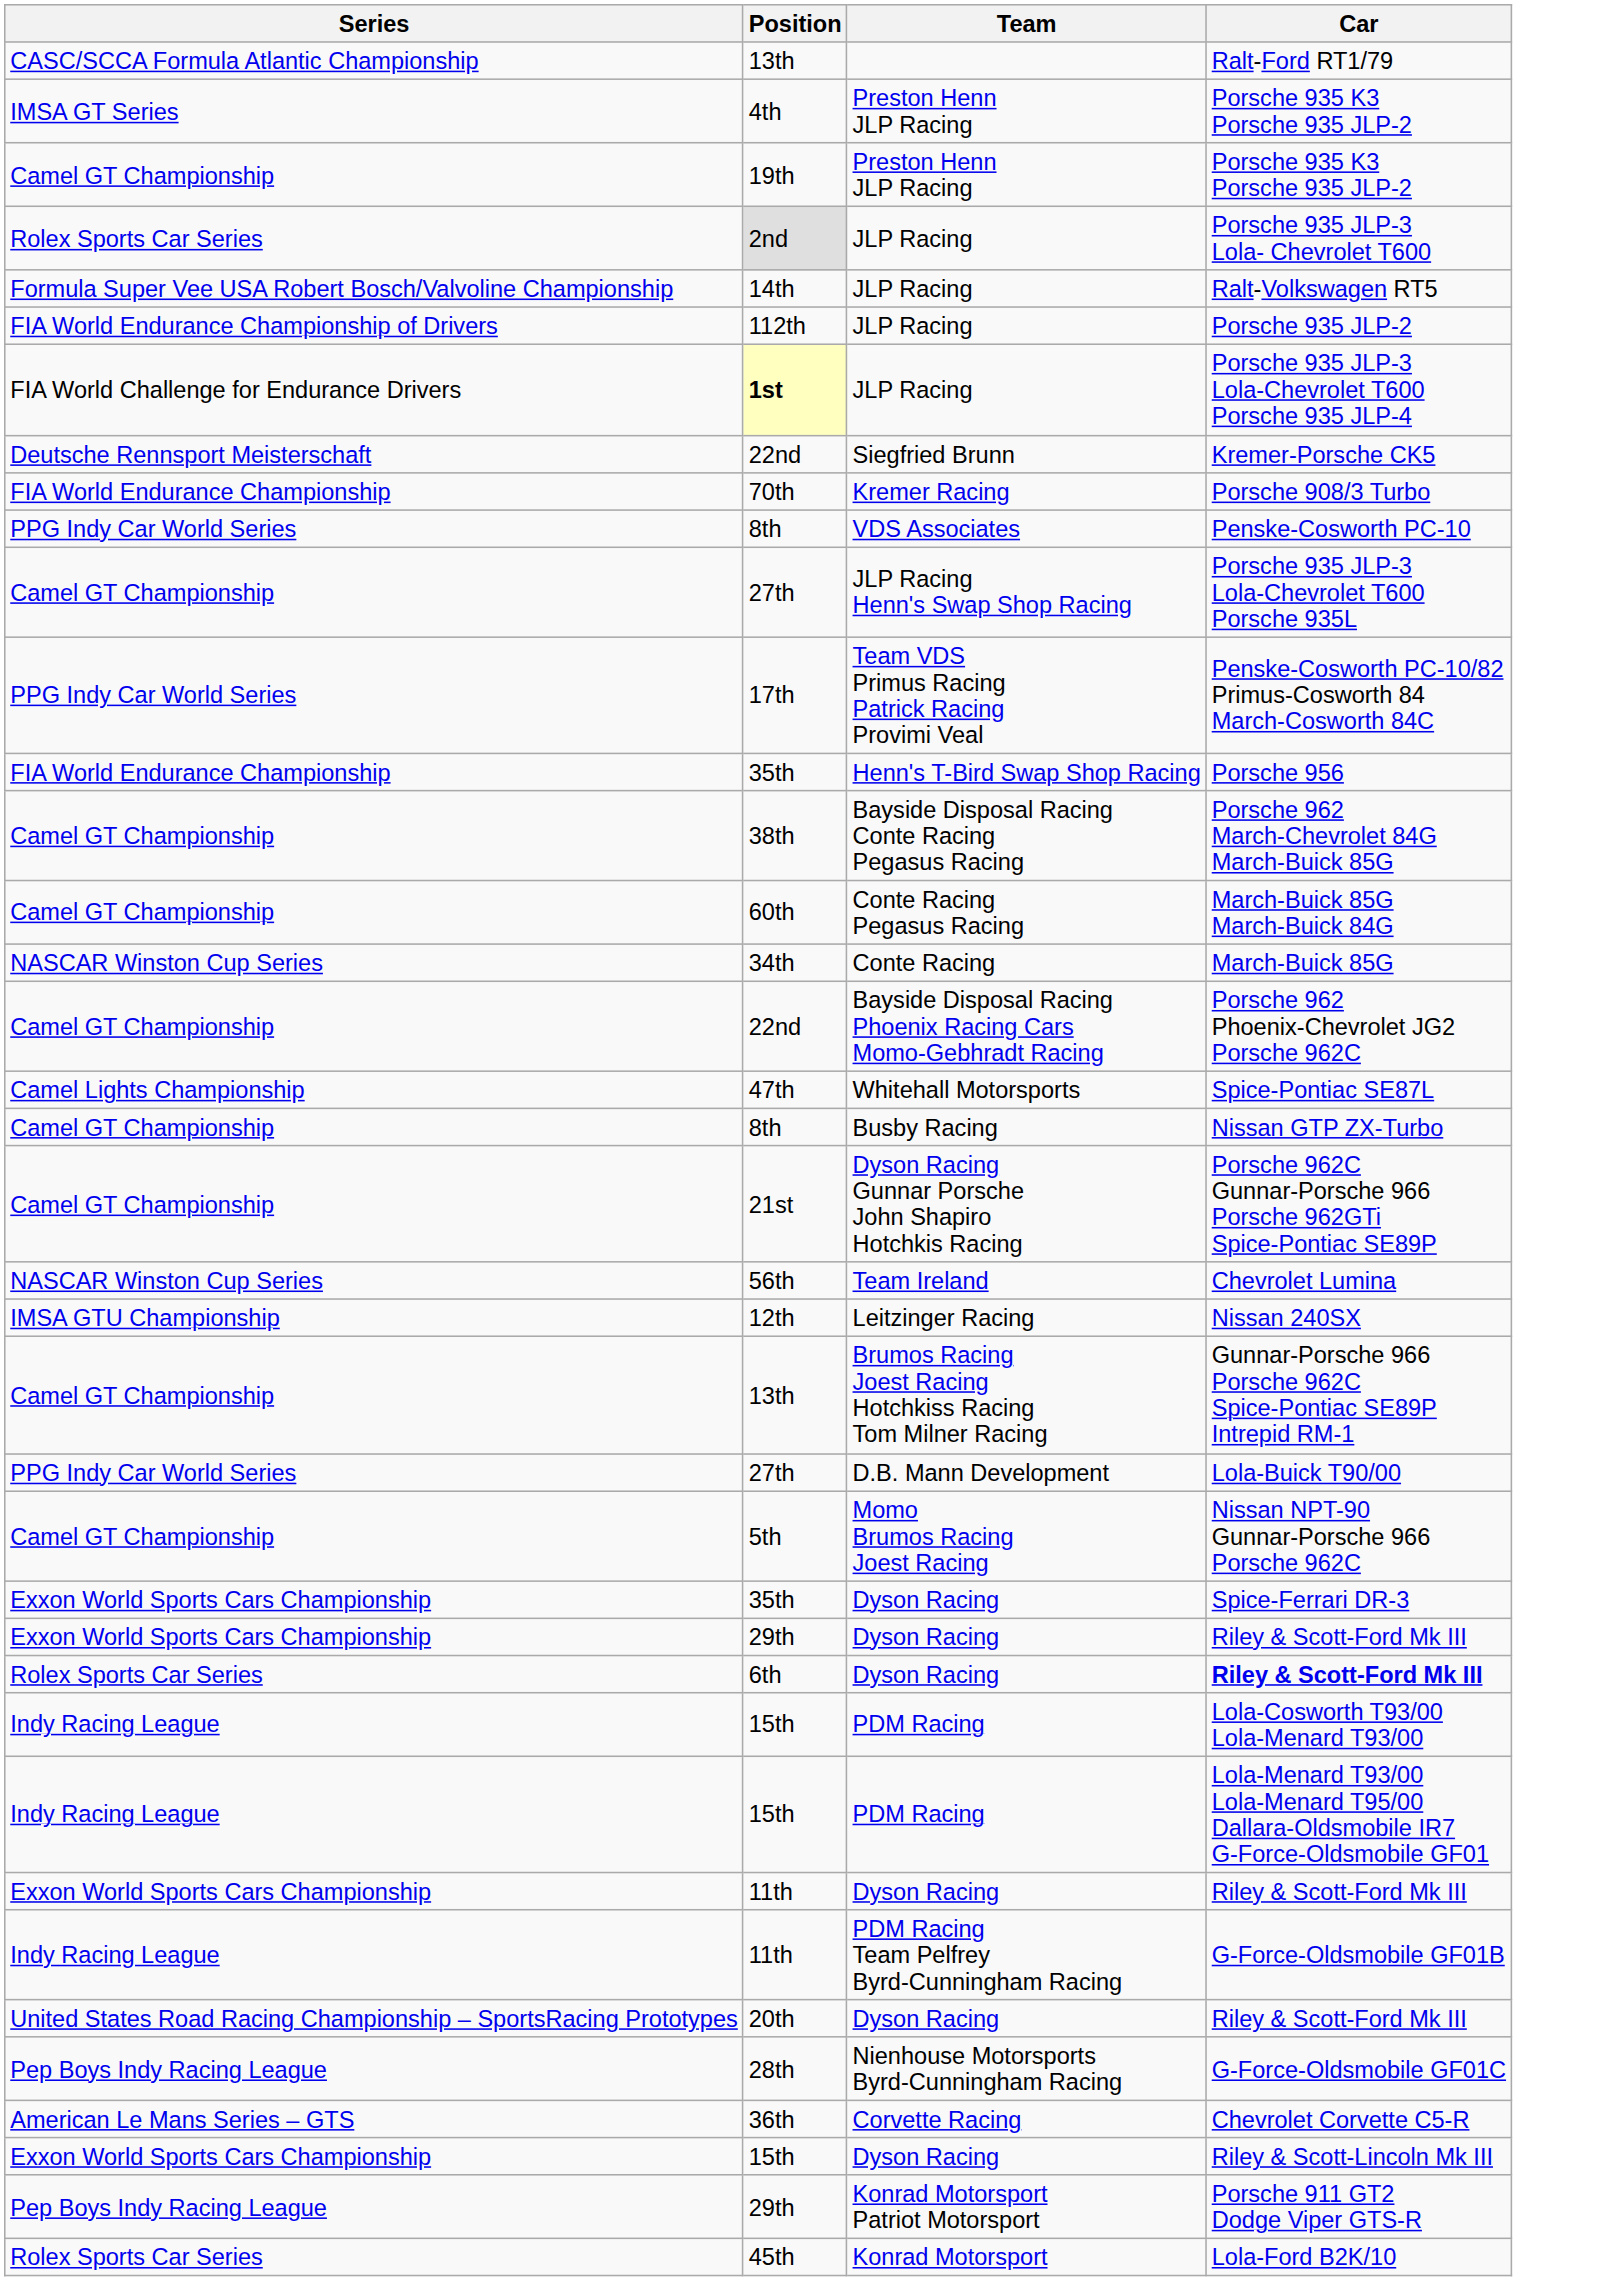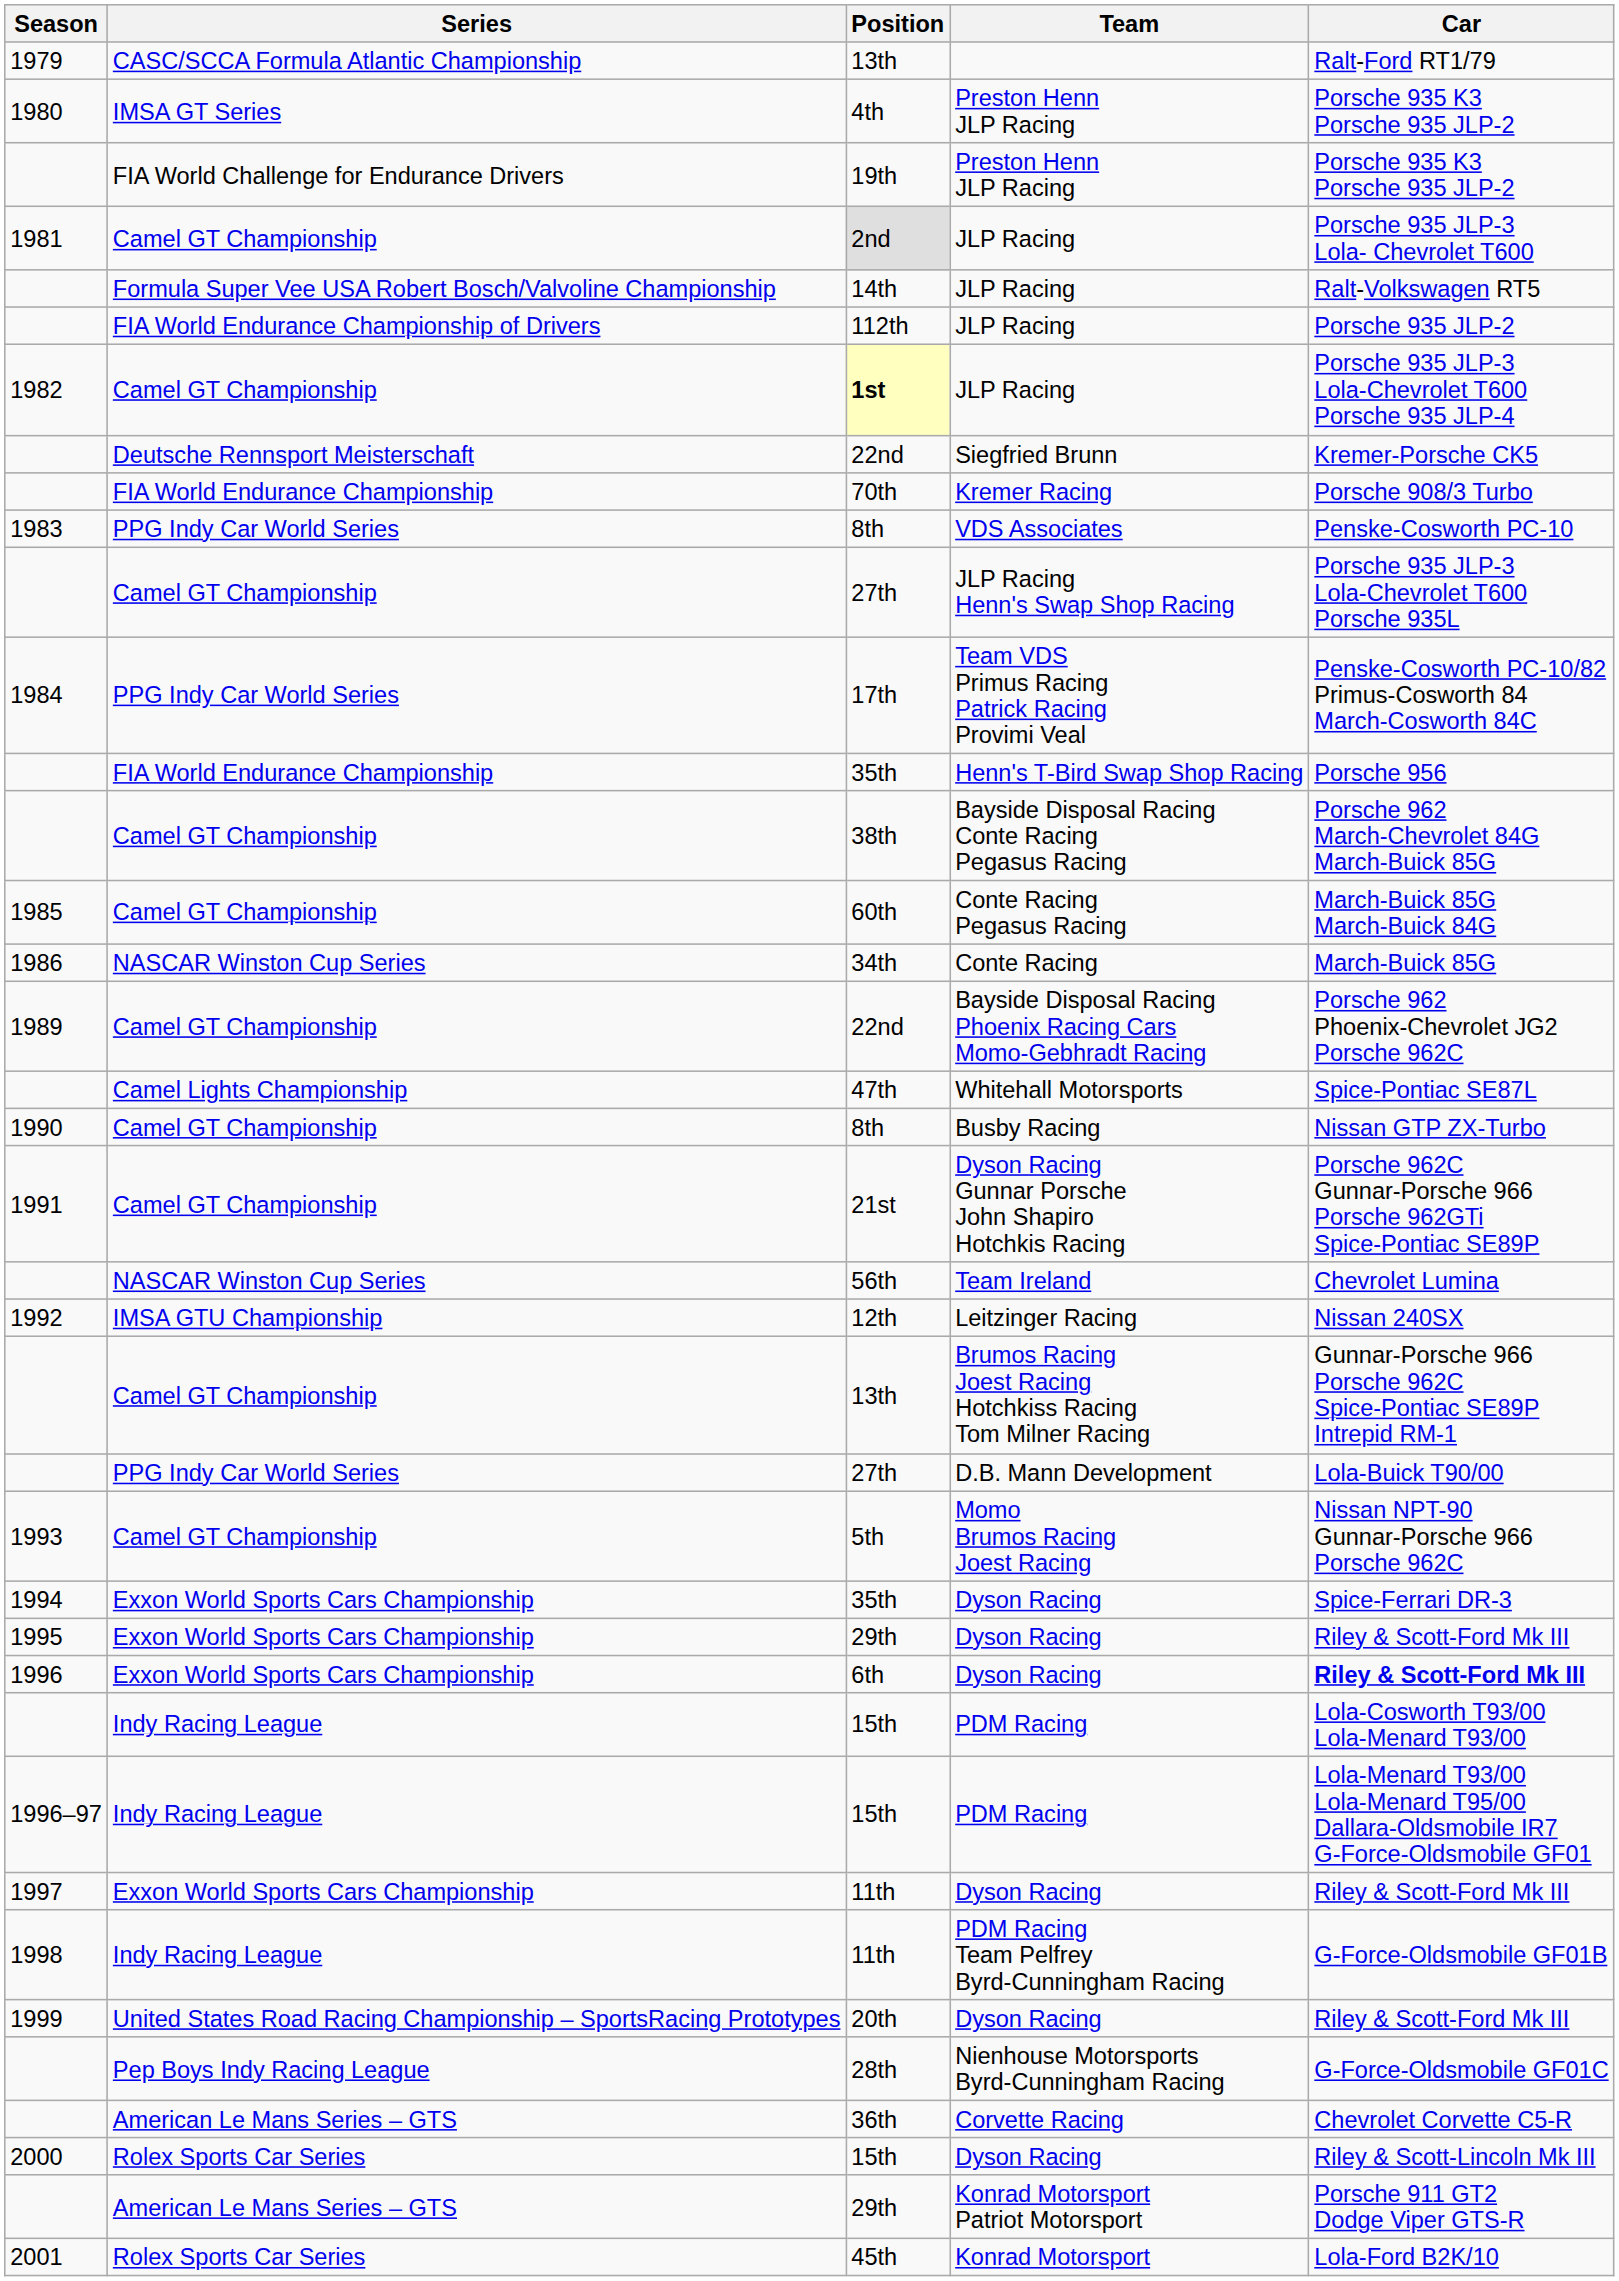+ column: (56, 24)
(142, 175) Camel GT Championship -> (338, 175) FIA World Challenge for Endurance Drivers
(137, 239) Rolex Sports Car Series -> (245, 239) Camel GT Championship
(236, 390) FIA World Challenge for Endurance Drivers -> (245, 390) Camel GT Championship
(137, 1674) Rolex Sports Car Series -> (323, 1674) Exxon World Sports Cars Championship
(221, 2157) Exxon World Sports Cars Championship -> (239, 2157) Rolex Sports Car Series
(169, 2207) Pep Boys Indy Racing League -> (285, 2207) American Le Mans Series – GTS
